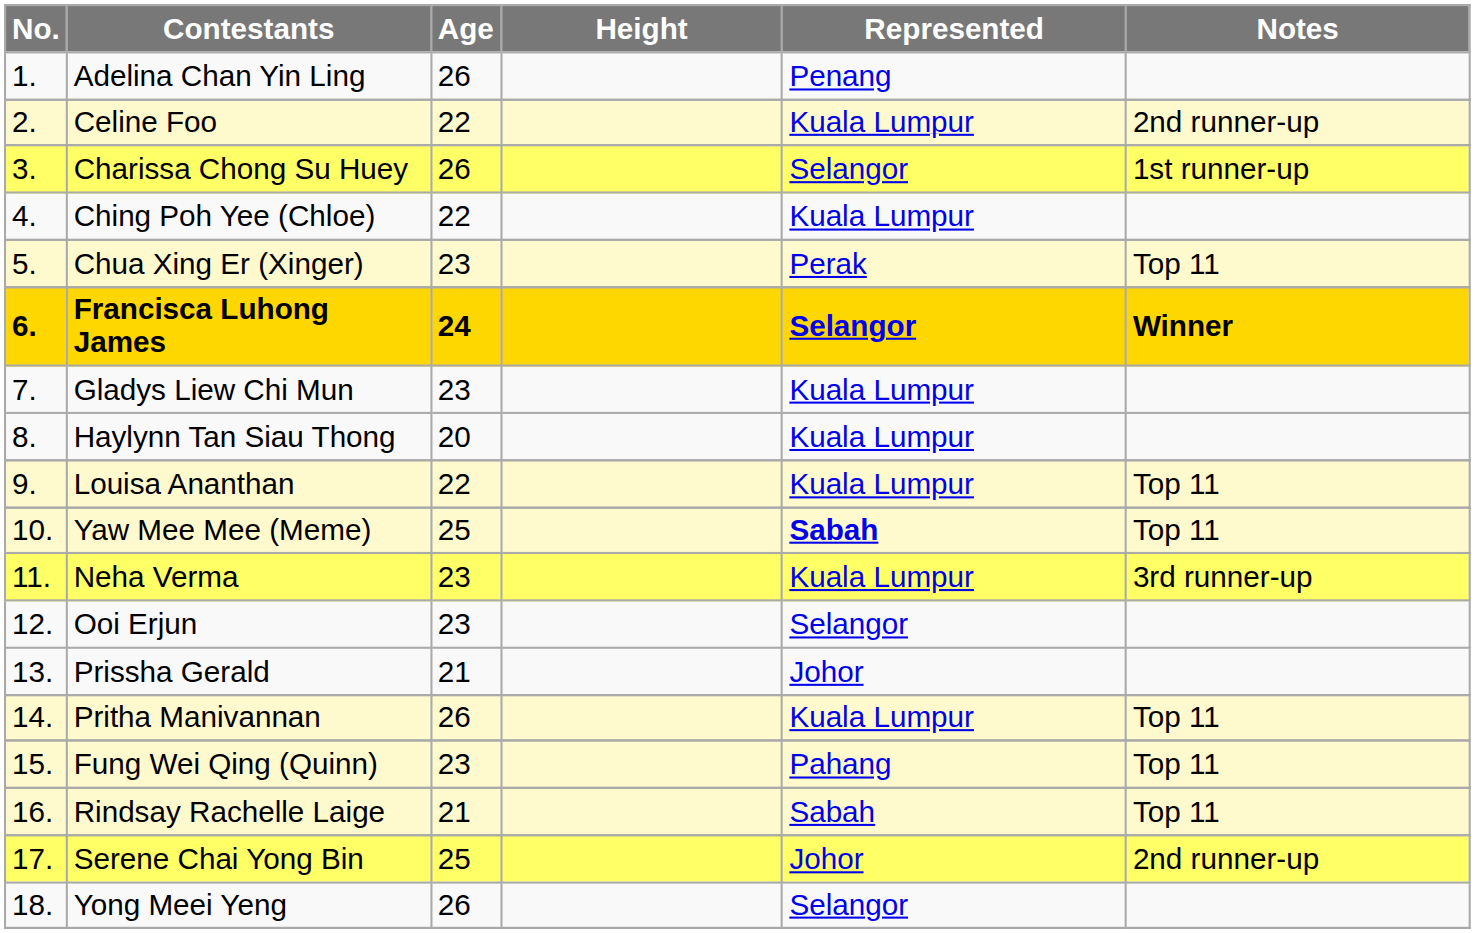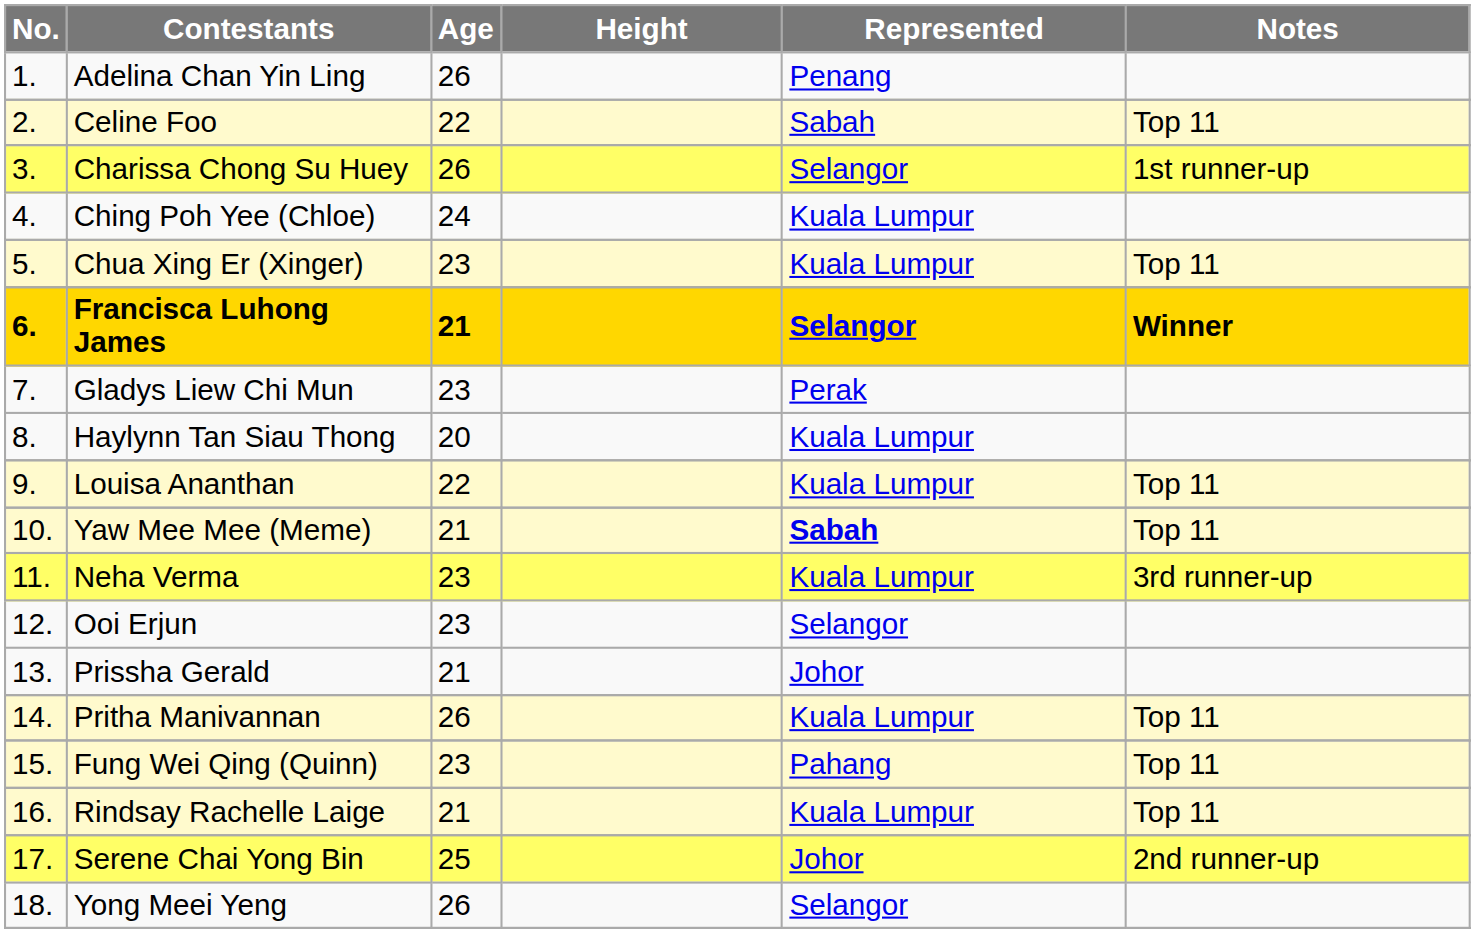(882, 123) Kuala Lumpur -> (832, 123) Sabah
(1226, 123) 2nd runner-up -> (1176, 123) Top 11
(454, 216) 22 -> (454, 216) 24
(828, 263) Perak -> (882, 263) Kuala Lumpur
(454, 327) 24 -> (454, 327) 21
(882, 390) Kuala Lumpur -> (828, 390) Perak
(454, 530) 25 -> (454, 530) 21
(832, 812) Sabah -> (882, 812) Kuala Lumpur
